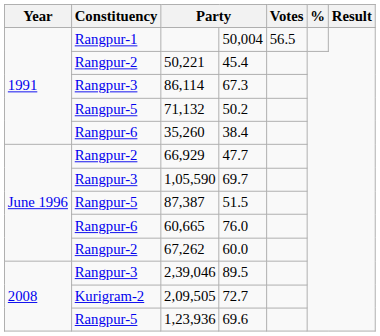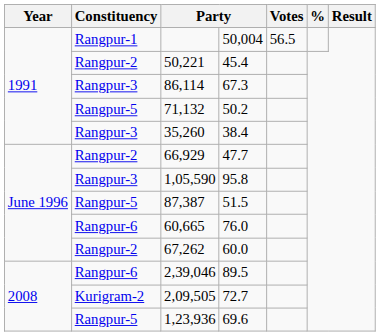(106, 132) Rangpur-6 -> (106, 132) Rangpur-3
(235, 179) 69.7 -> (235, 179) 95.8
(106, 272) Rangpur-3 -> (106, 272) Rangpur-6
